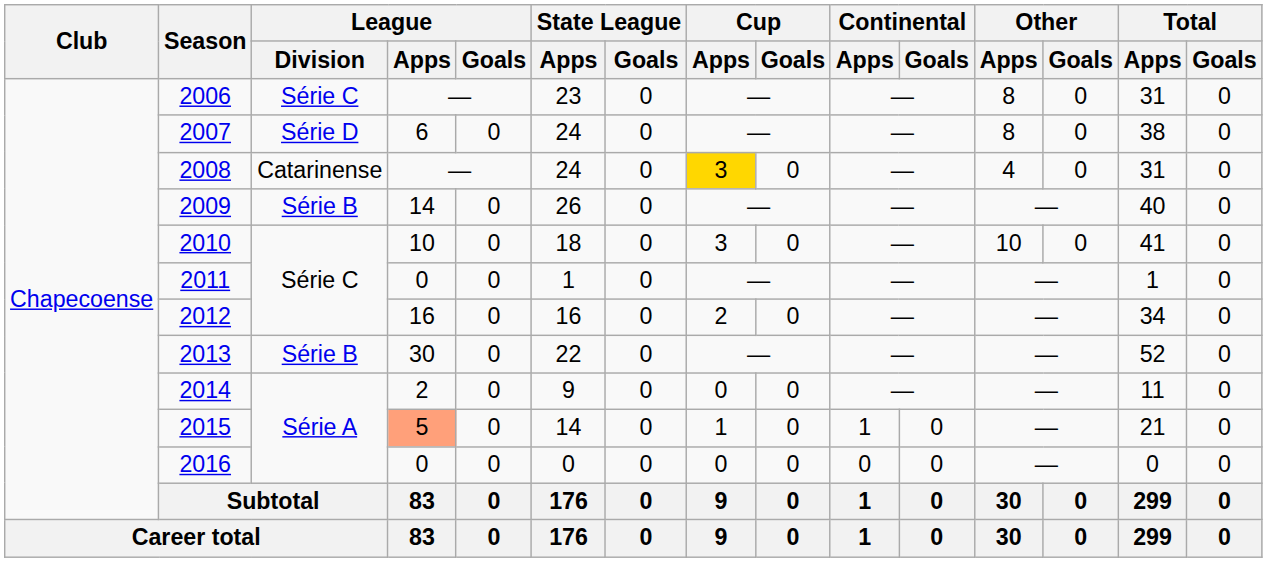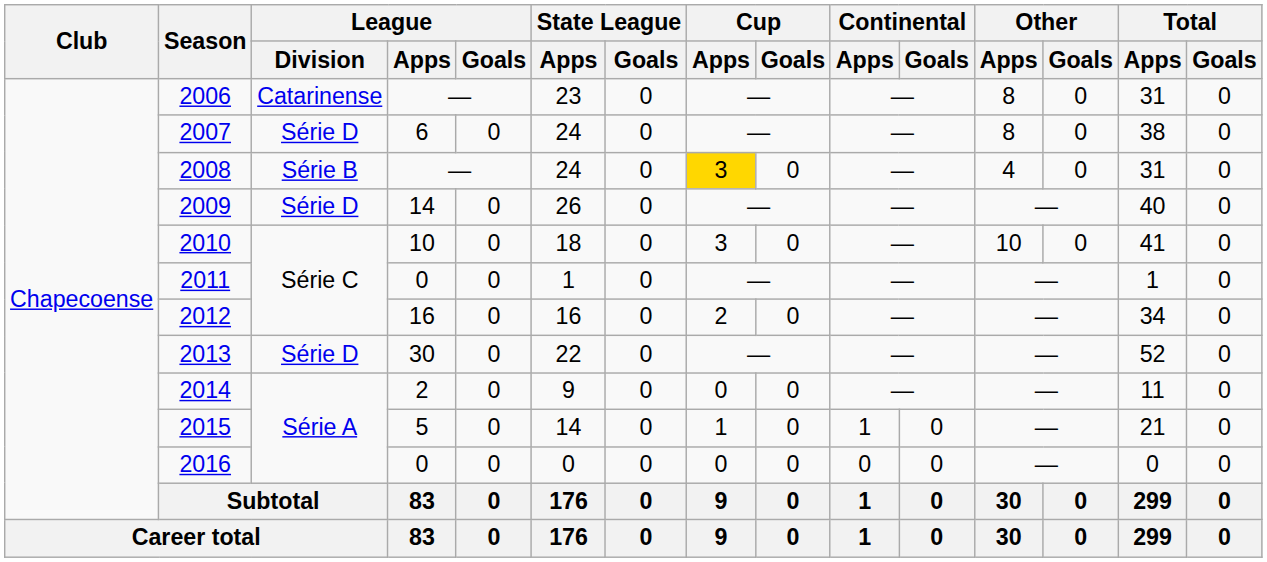(320, 96) Série C -> (320, 96) Catarinense
(320, 170) Catarinense -> (320, 170) Série B
(320, 206) Série B -> (320, 206) Série D
(320, 354) Série B -> (320, 354) Série D
(422, 427) lightsalmon background -> (422, 427) no background
